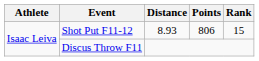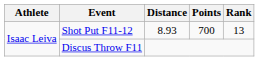(207, 30) 806 -> (207, 30) 700
(239, 30) 15 -> (239, 30) 13
